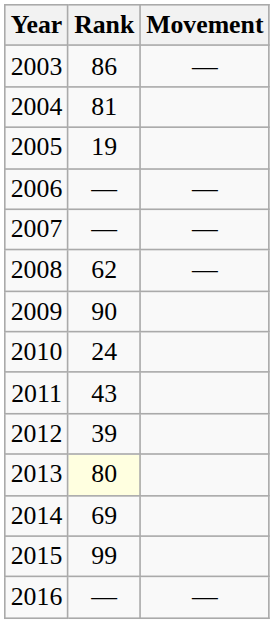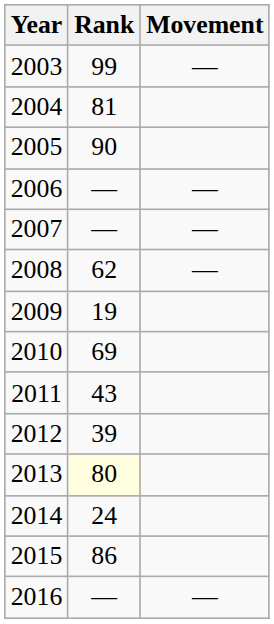(104, 65) 86 -> (104, 65) 99
(104, 147) 19 -> (104, 147) 90
(104, 310) 90 -> (104, 310) 19
(104, 351) 24 -> (104, 351) 69
(104, 515) 69 -> (104, 515) 24
(104, 556) 99 -> (104, 556) 86
